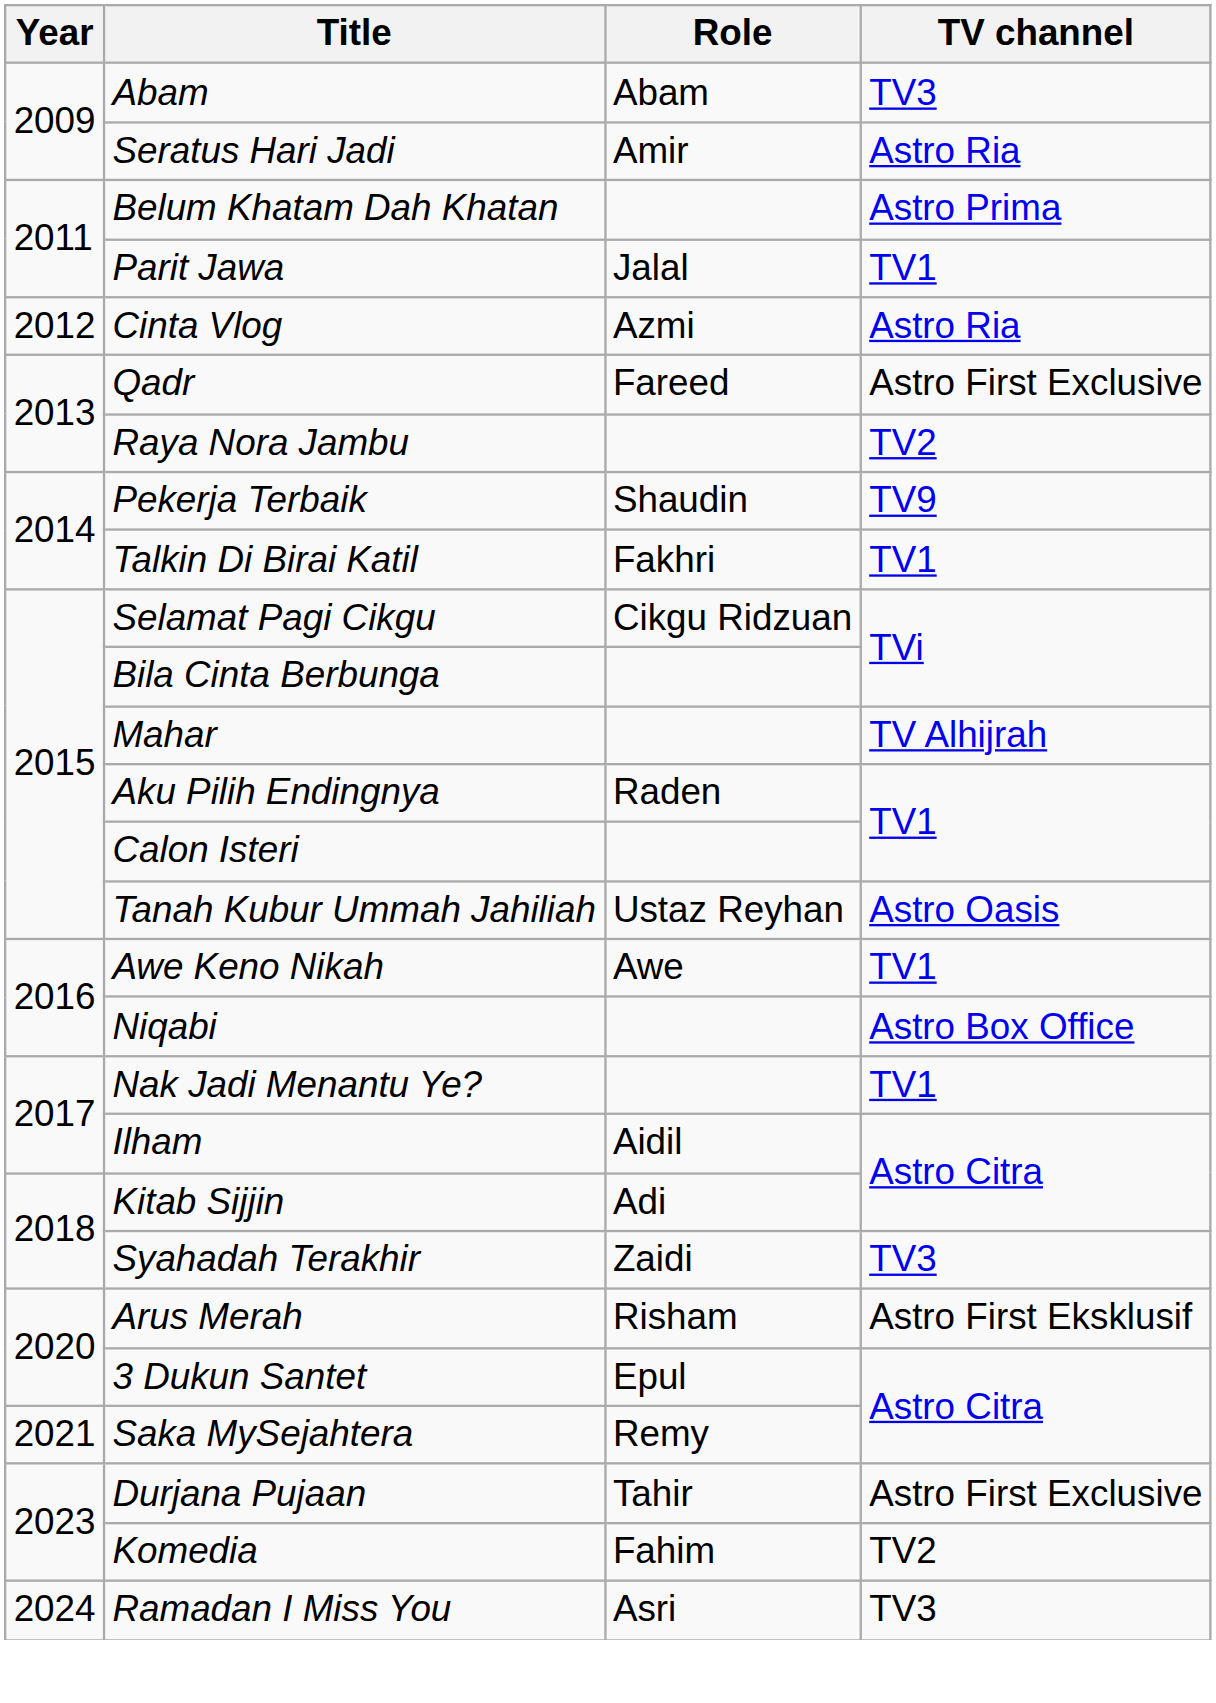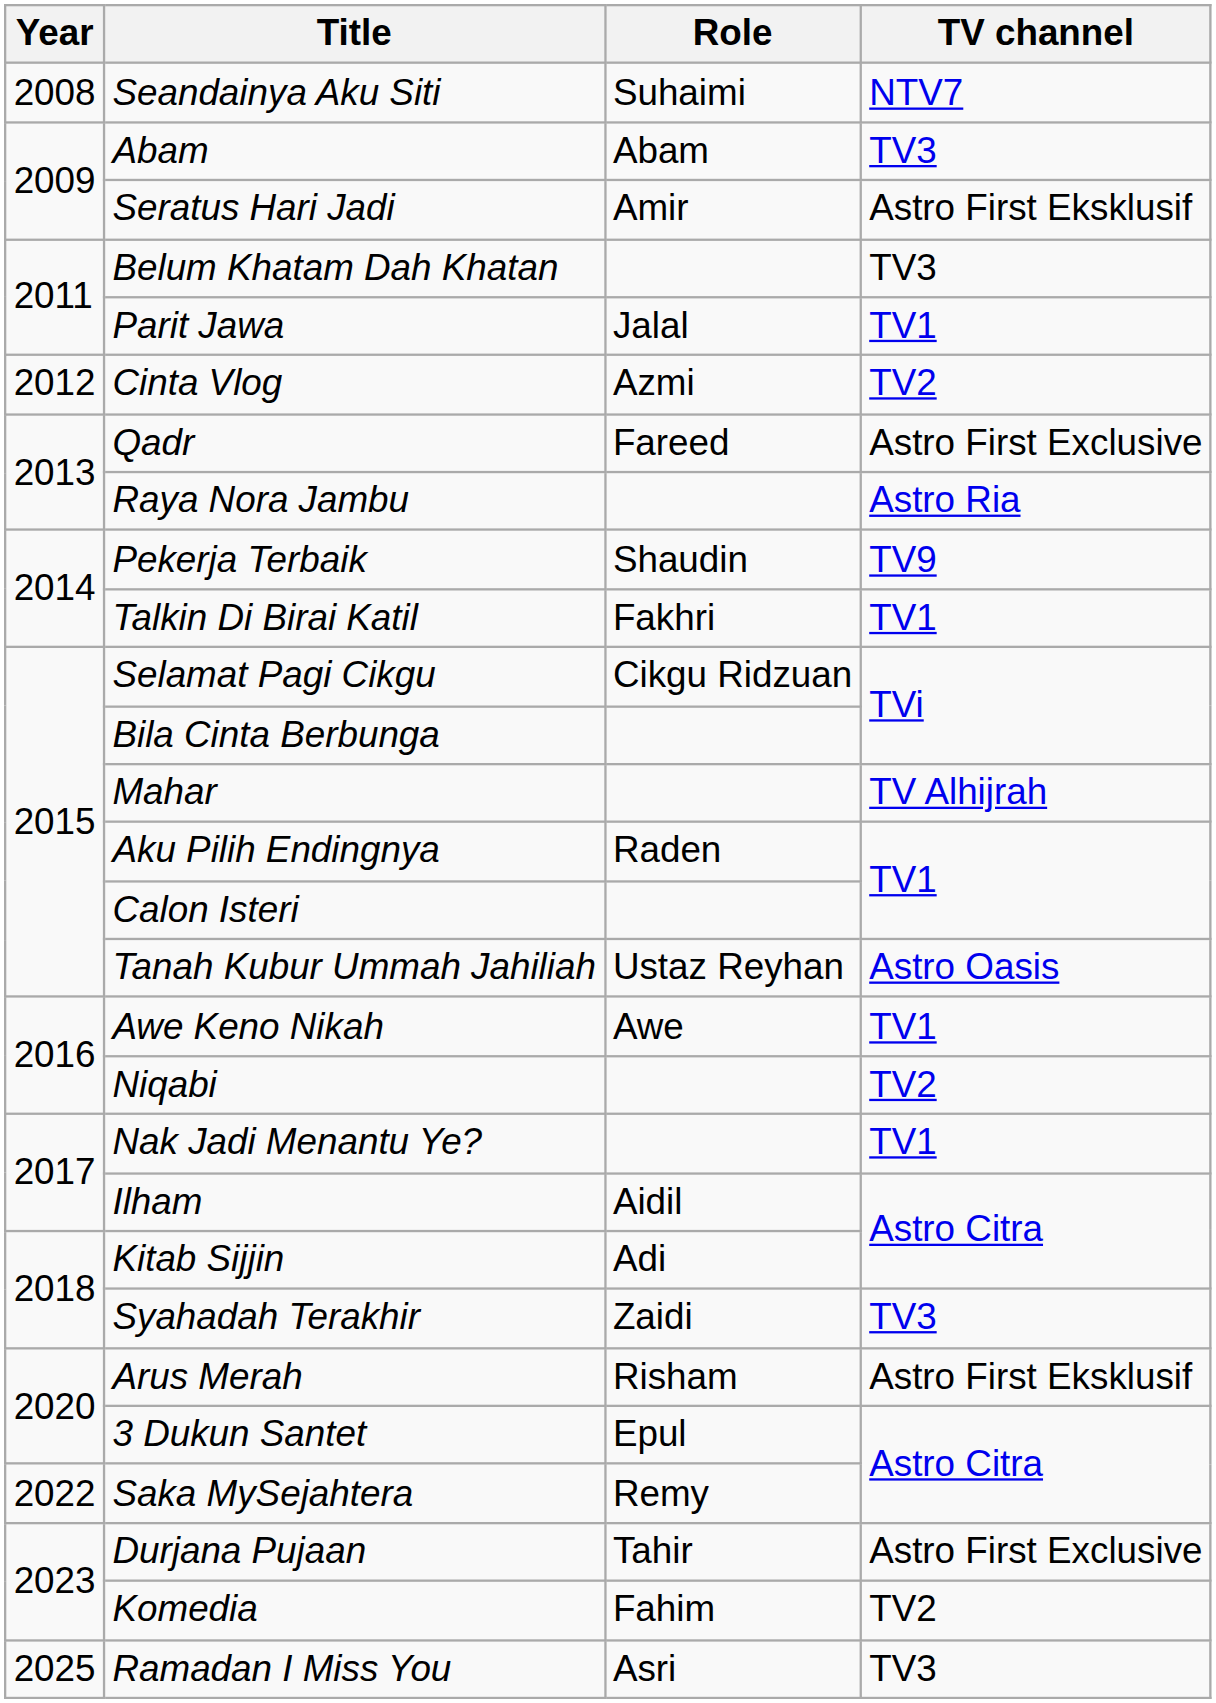+ row: (276, 92)
(945, 150) Astro Ria -> (1031, 208) Astro First Eksklusif
(965, 208) Astro Prima -> (903, 267) TV3
(945, 325) Astro Ria -> (903, 383) TV2
(903, 442) TV2 -> (945, 500) Astro Ria
(1002, 1025) Astro Box Office -> (903, 1084) TV2
(55, 1434) 2021 -> (55, 1492) 2022
(55, 1609) 2024 -> (55, 1667) 2025
